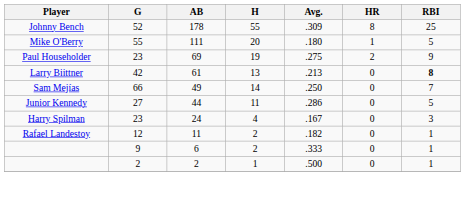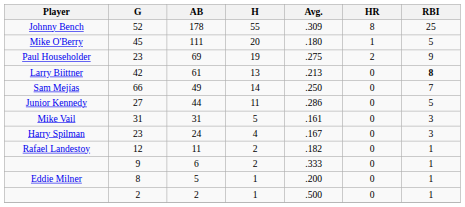(138, 42) 55 -> (138, 42) 45
+ row: (56, 118)
+ row: (56, 179)
